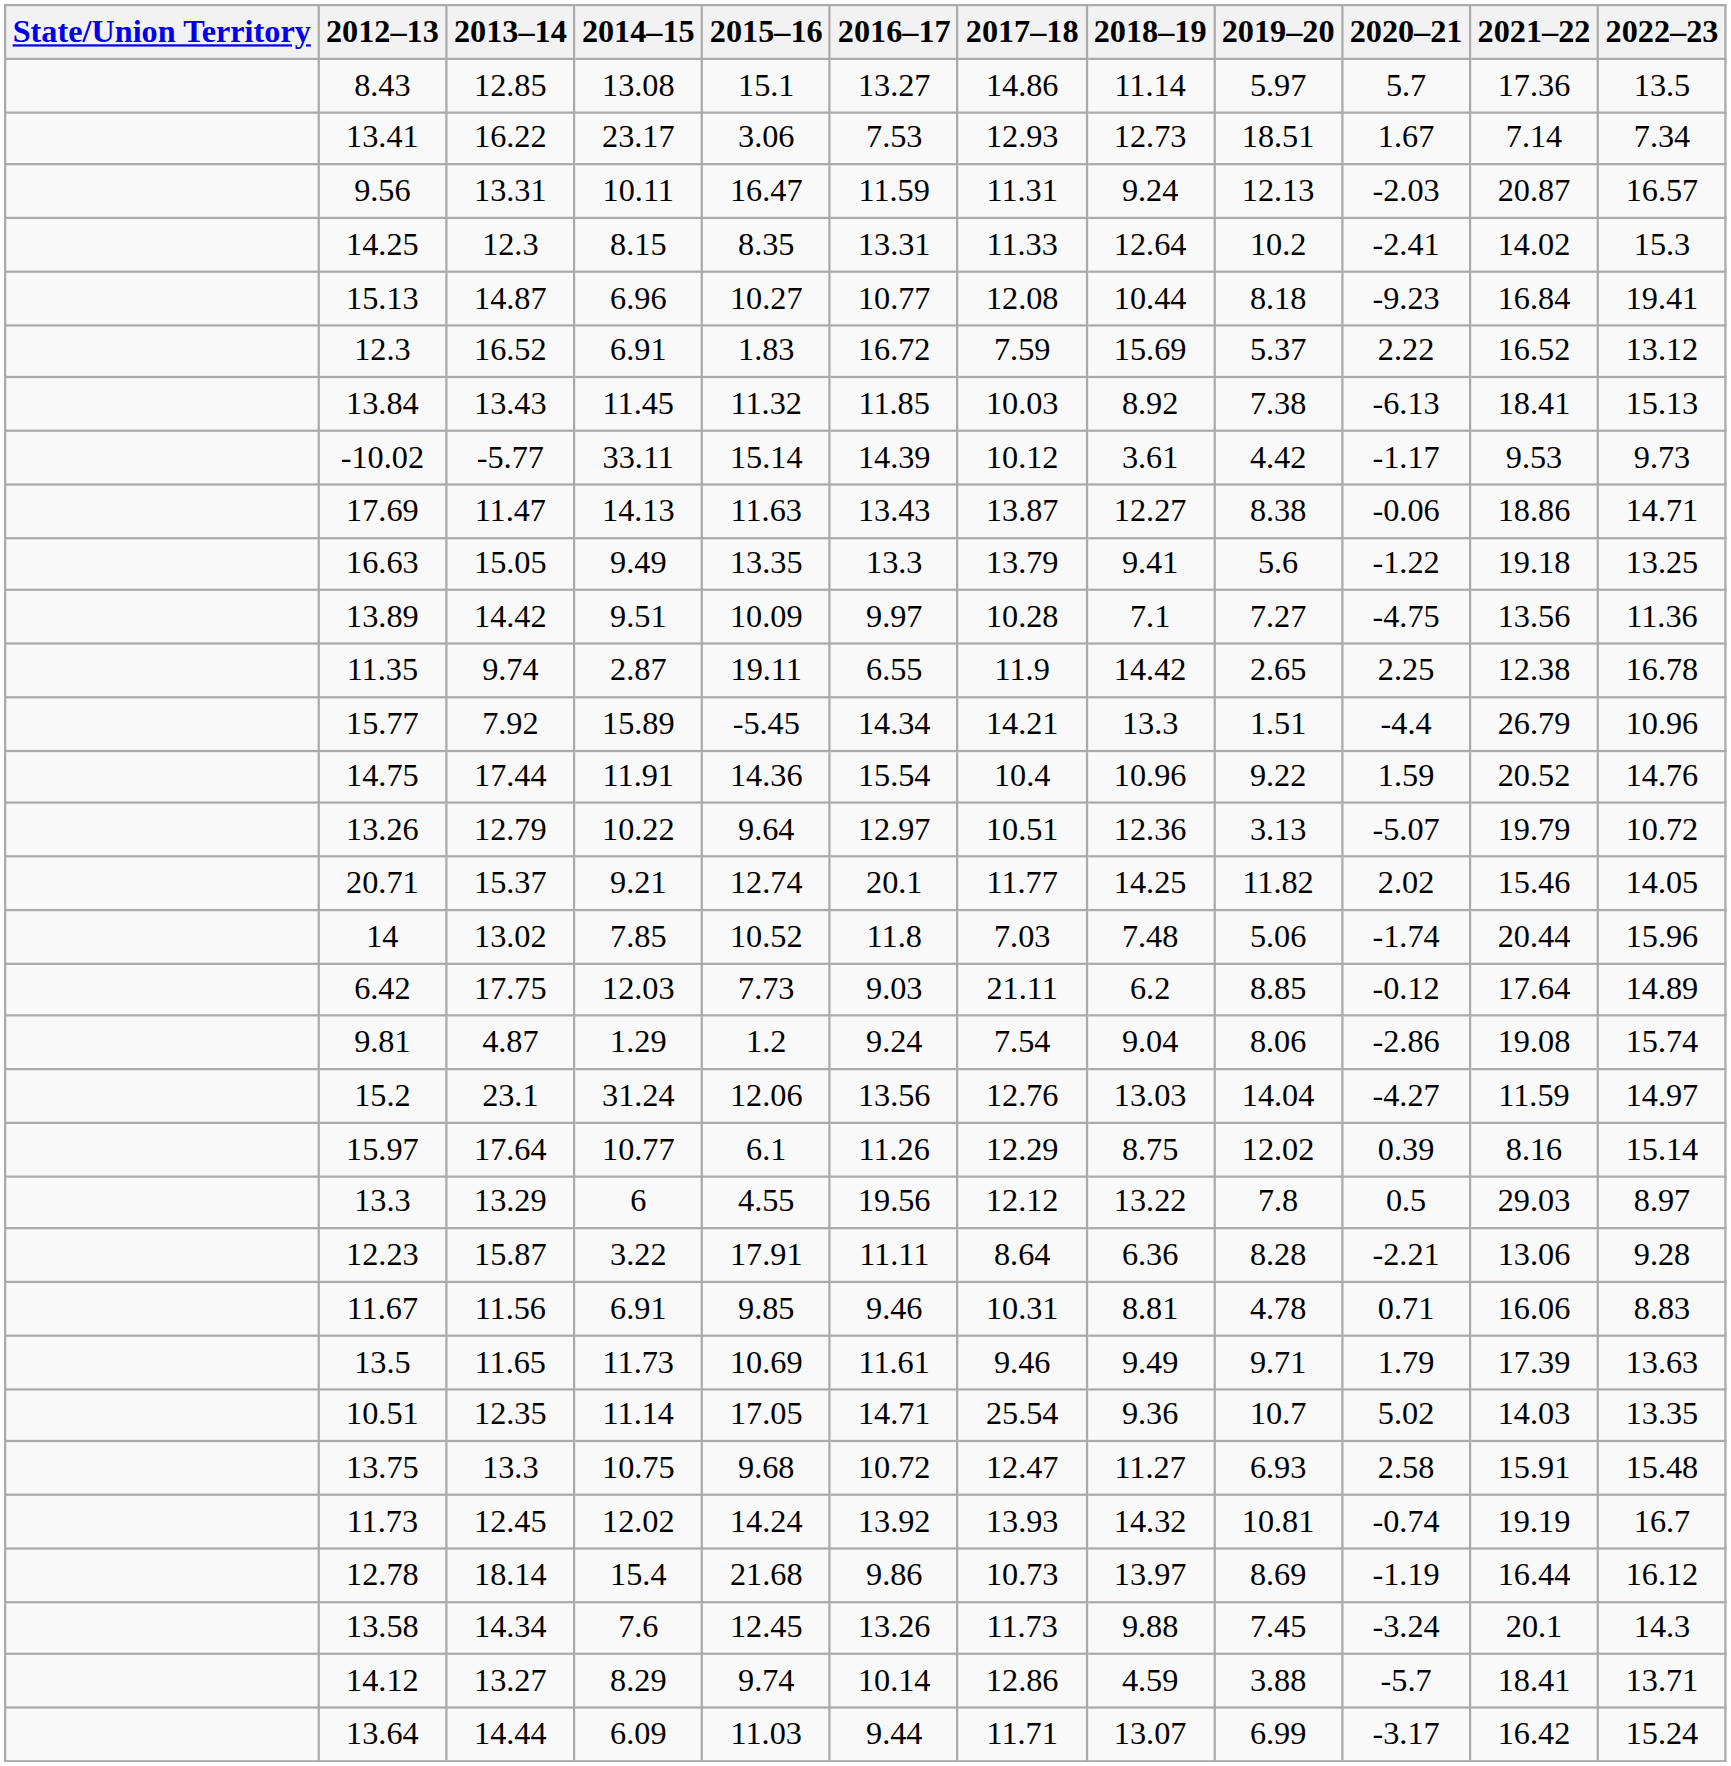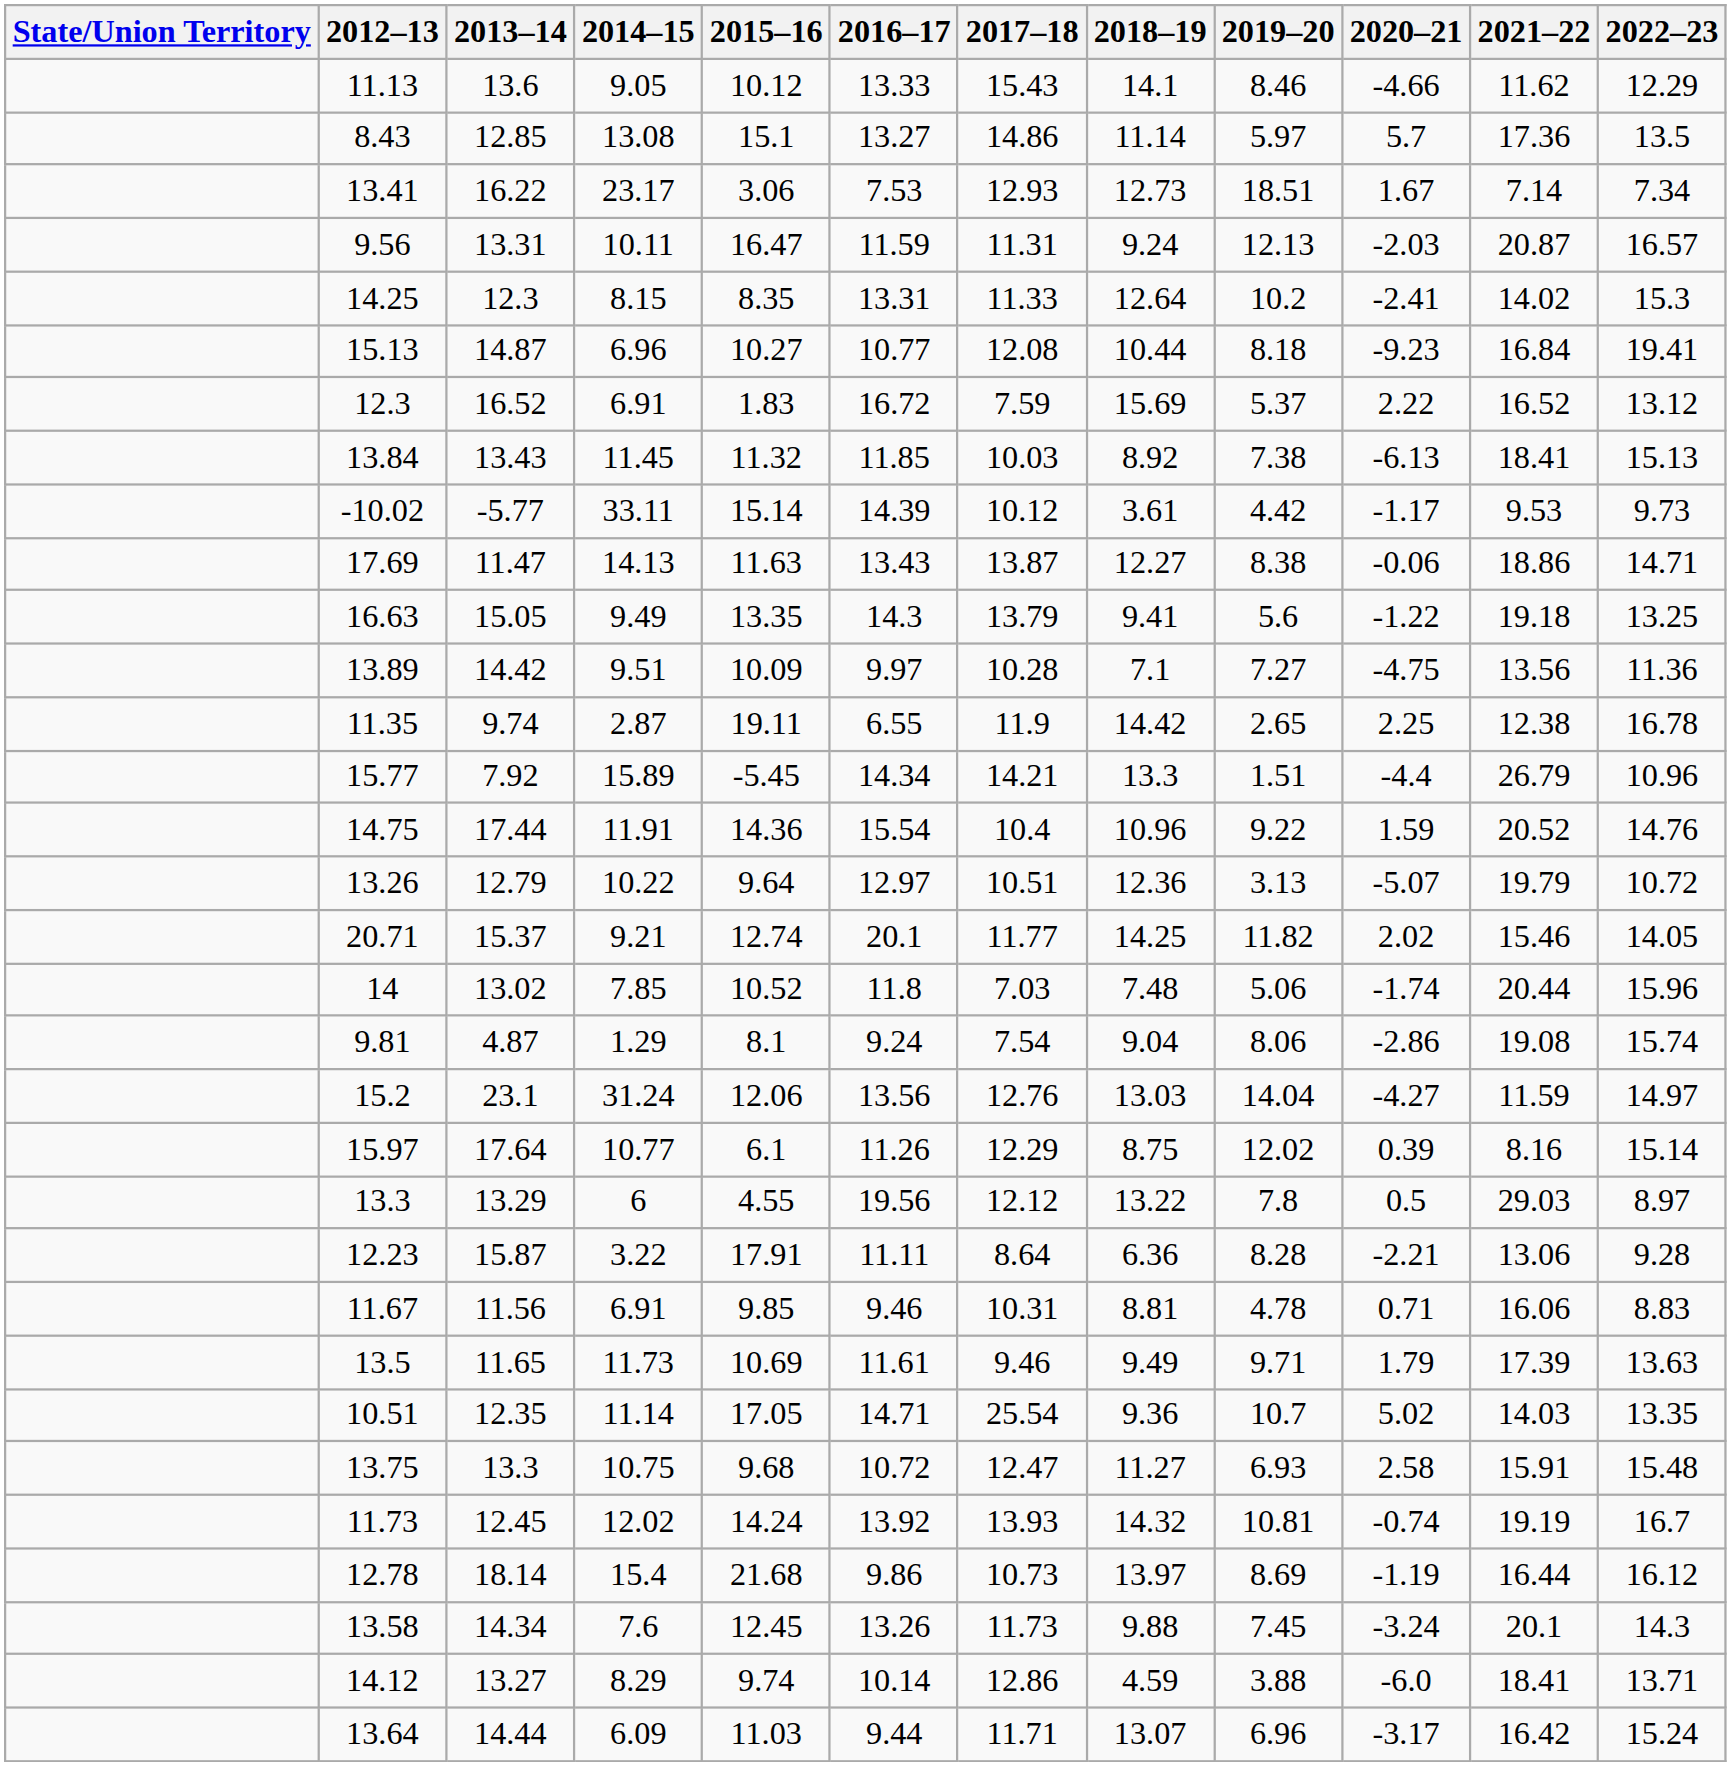+ row: (382, 84)
(894, 563) 13.3 -> (894, 616) 14.3
- row: (382, 989)
(766, 1042) 1.2 -> (766, 1042) 8.1
(1406, 1680) -5.7 -> (1406, 1680) -6.0
(1278, 1733) 6.99 -> (1278, 1733) 6.96
